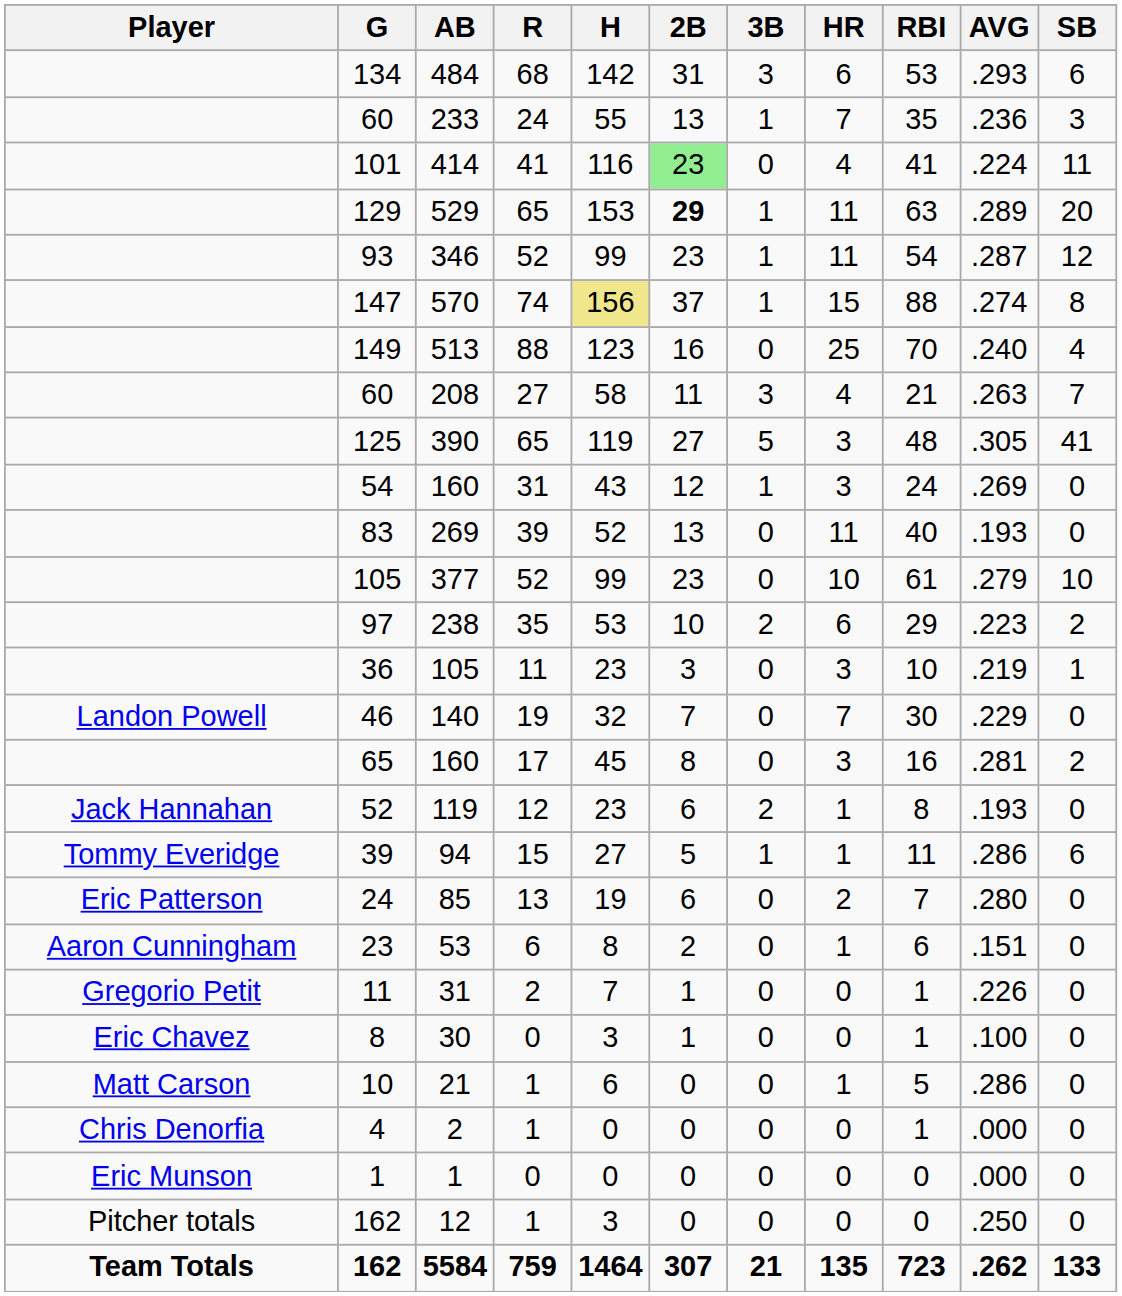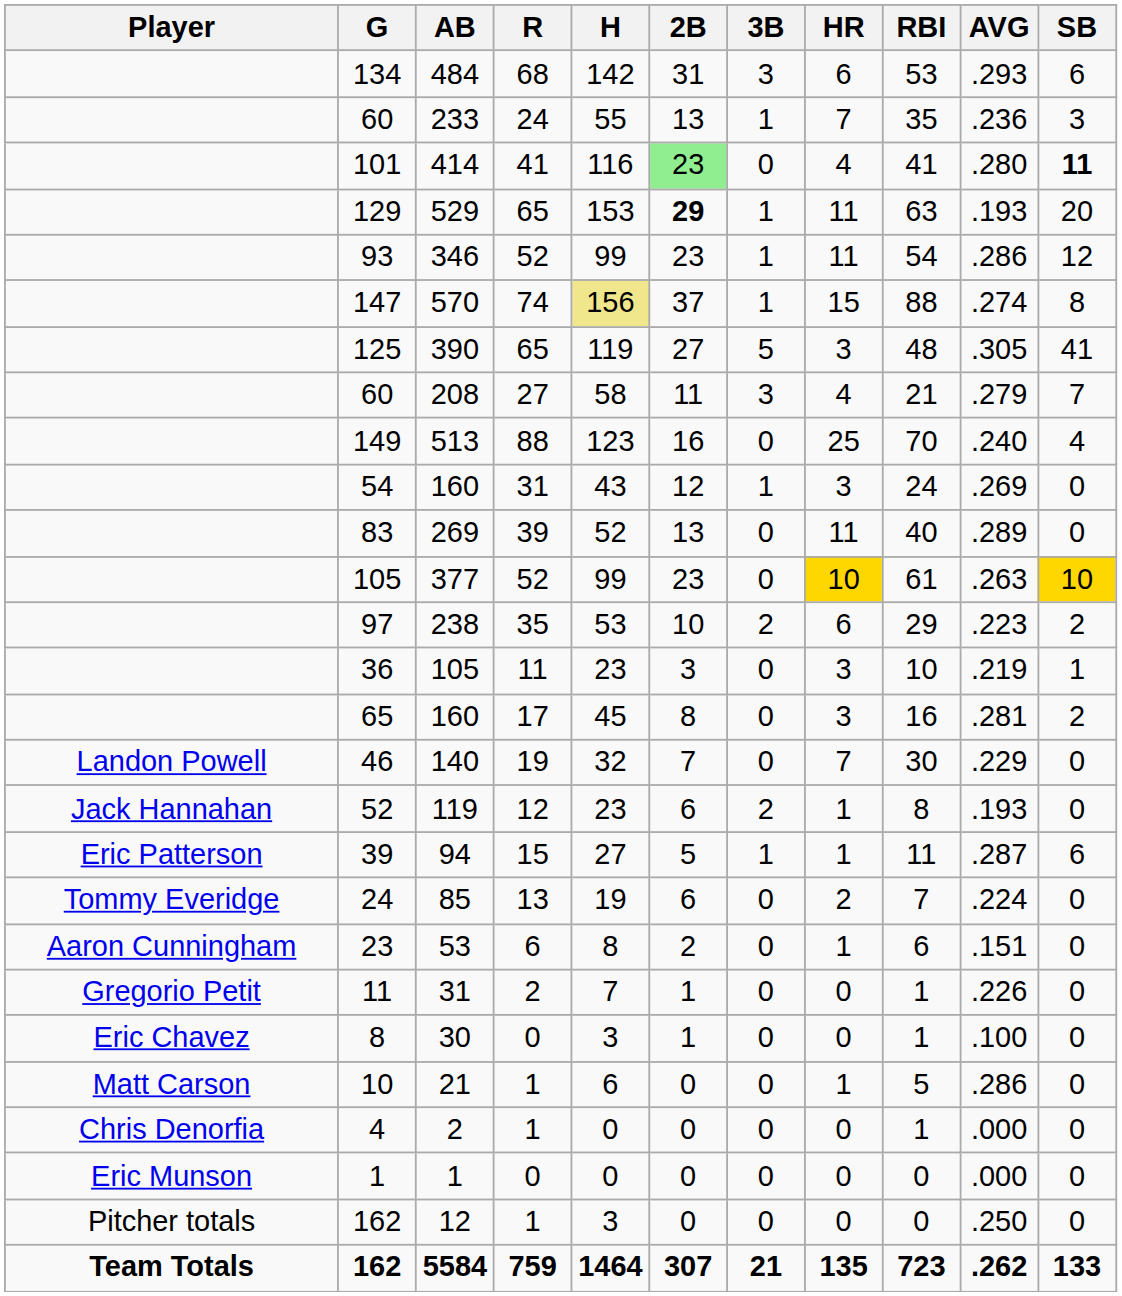(999, 165) .224 -> (999, 165) .280
(1077, 165) normal -> (1077, 165) bold
(999, 211) .289 -> (999, 211) .193
(999, 257) .287 -> (999, 257) .286
rows swapped: (377, 440) <-> (377, 348)
(999, 394) .263 -> (999, 394) .279
(999, 532) .193 -> (999, 532) .289
(844, 578) no background -> (844, 578) gold background
(999, 578) .279 -> (999, 578) .263
(1077, 578) no background -> (1077, 578) gold background
rows swapped: (377, 762) <-> (377, 716)
(172, 854) Tommy Everidge -> (172, 854) Eric Patterson
(999, 854) .286 -> (999, 854) .287
(172, 900) Eric Patterson -> (172, 900) Tommy Everidge
(999, 900) .280 -> (999, 900) .224
